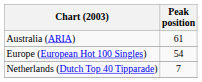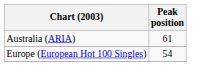- row: (82, 69)
